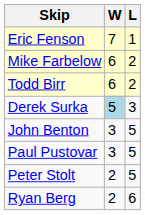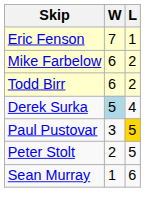(132, 107) 3 -> (132, 107) 4
- row: (48, 130)
(132, 152) no background -> (132, 130) gold background
- row: (42, 198)
+ row: (49, 175)
